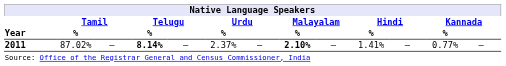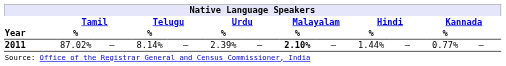(150, 45) bold -> (150, 45) normal
(223, 45) 2.37% -> (223, 45) 2.39%
(371, 45) 1.41% -> (371, 45) 1.44%
